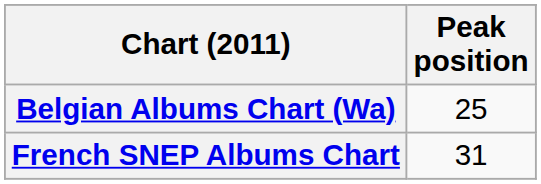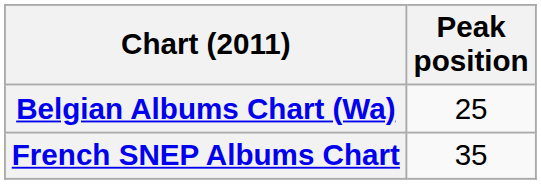(471, 155) 31 -> (471, 155) 35
